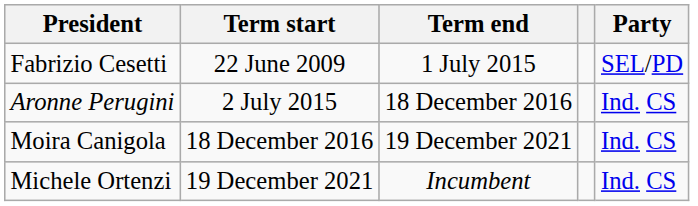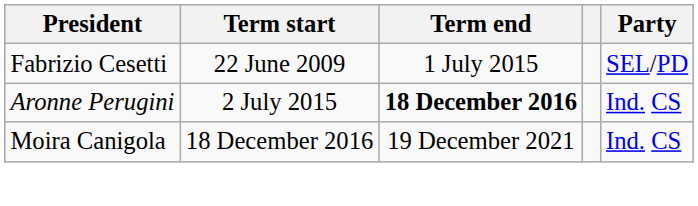(478, 102) normal -> (481, 102) bold
- row: (91, 180)
